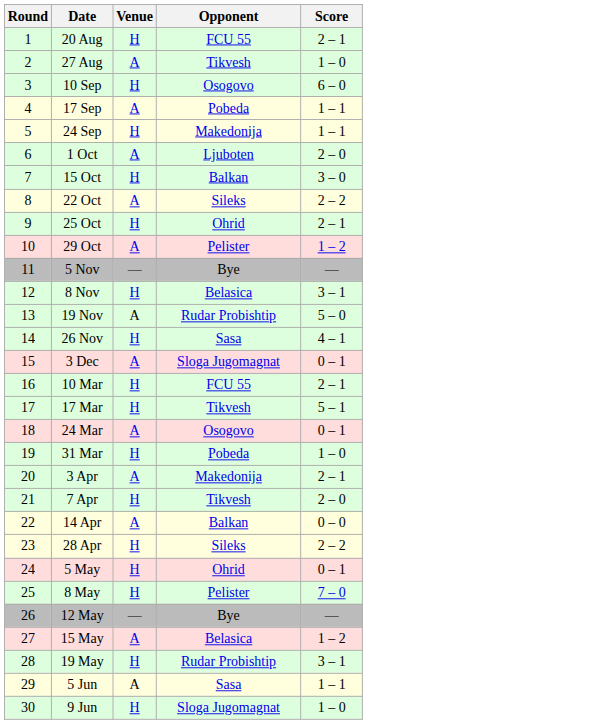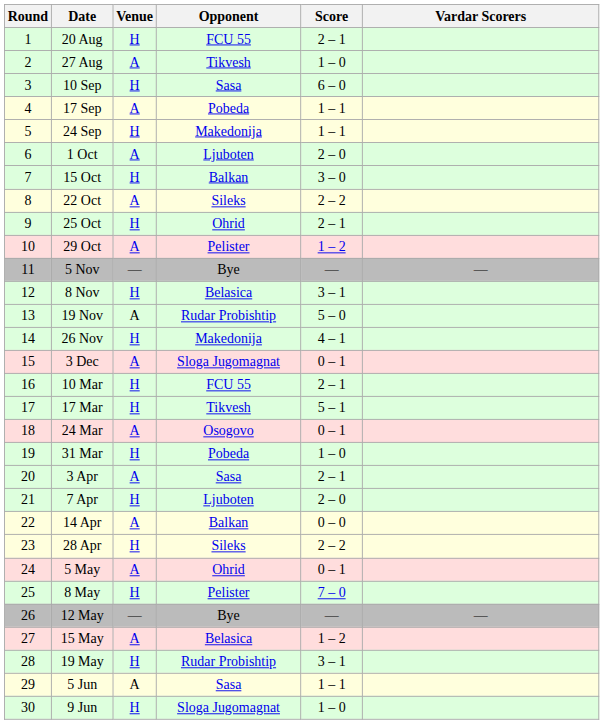+ column: (481, 16)
(229, 85) Osogovo -> (229, 85) Sasa
(229, 339) Sasa -> (229, 339) Makedonija
(229, 477) Makedonija -> (229, 477) Sasa
(229, 500) Tikvesh -> (229, 500) Ljuboten
(135, 569) H -> (135, 569) A
